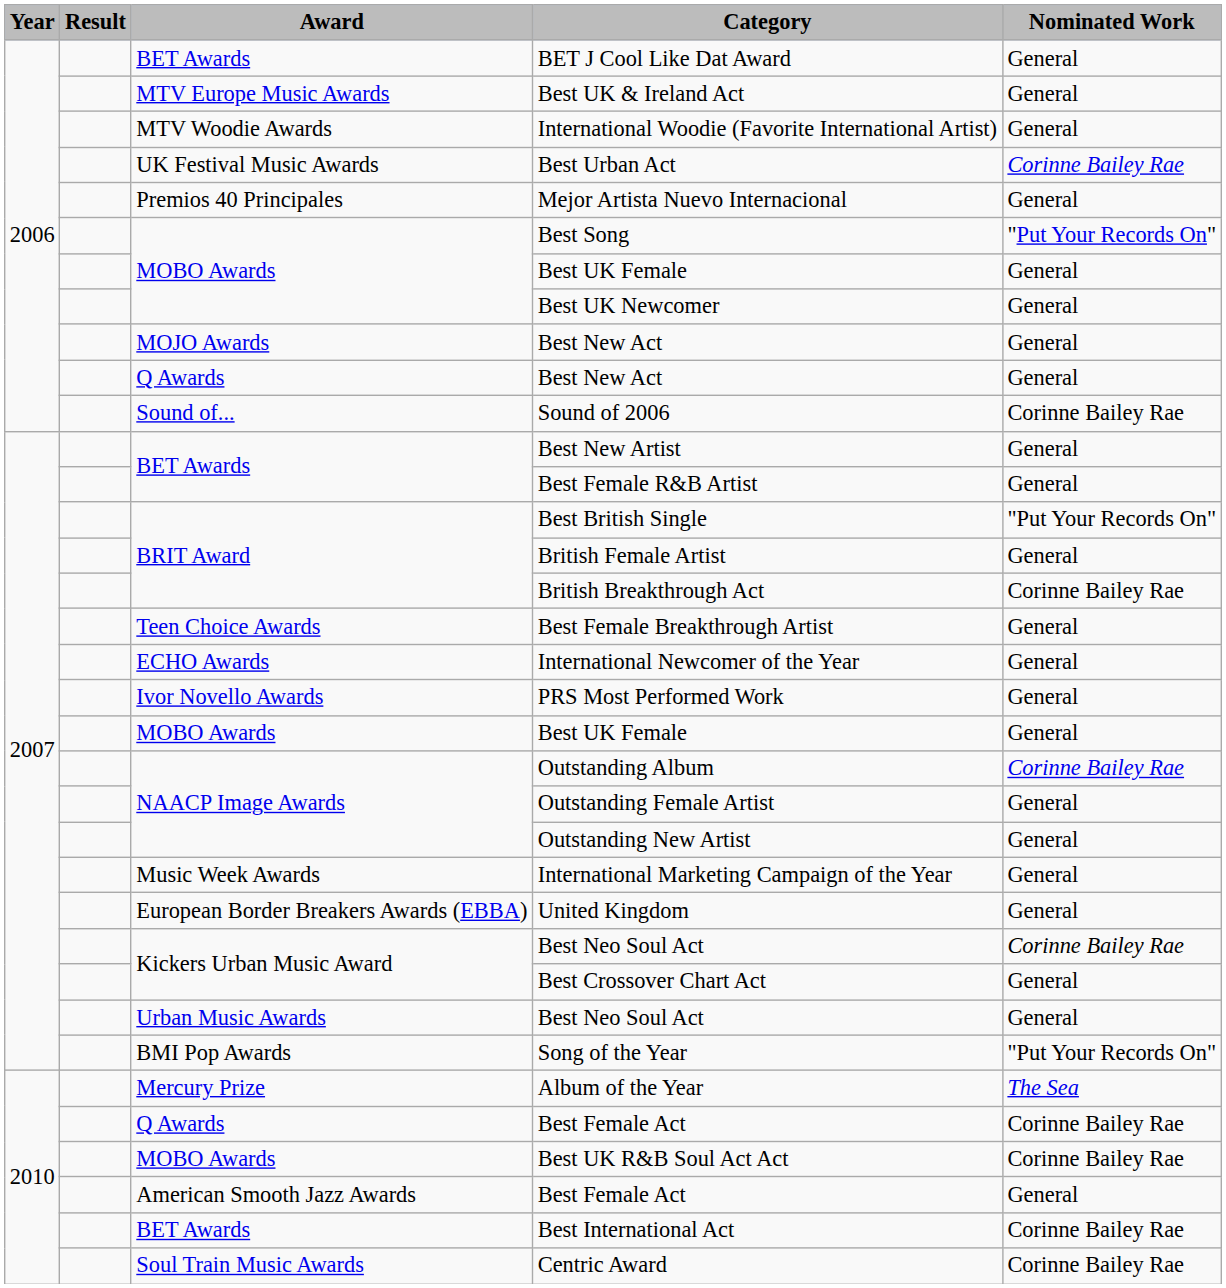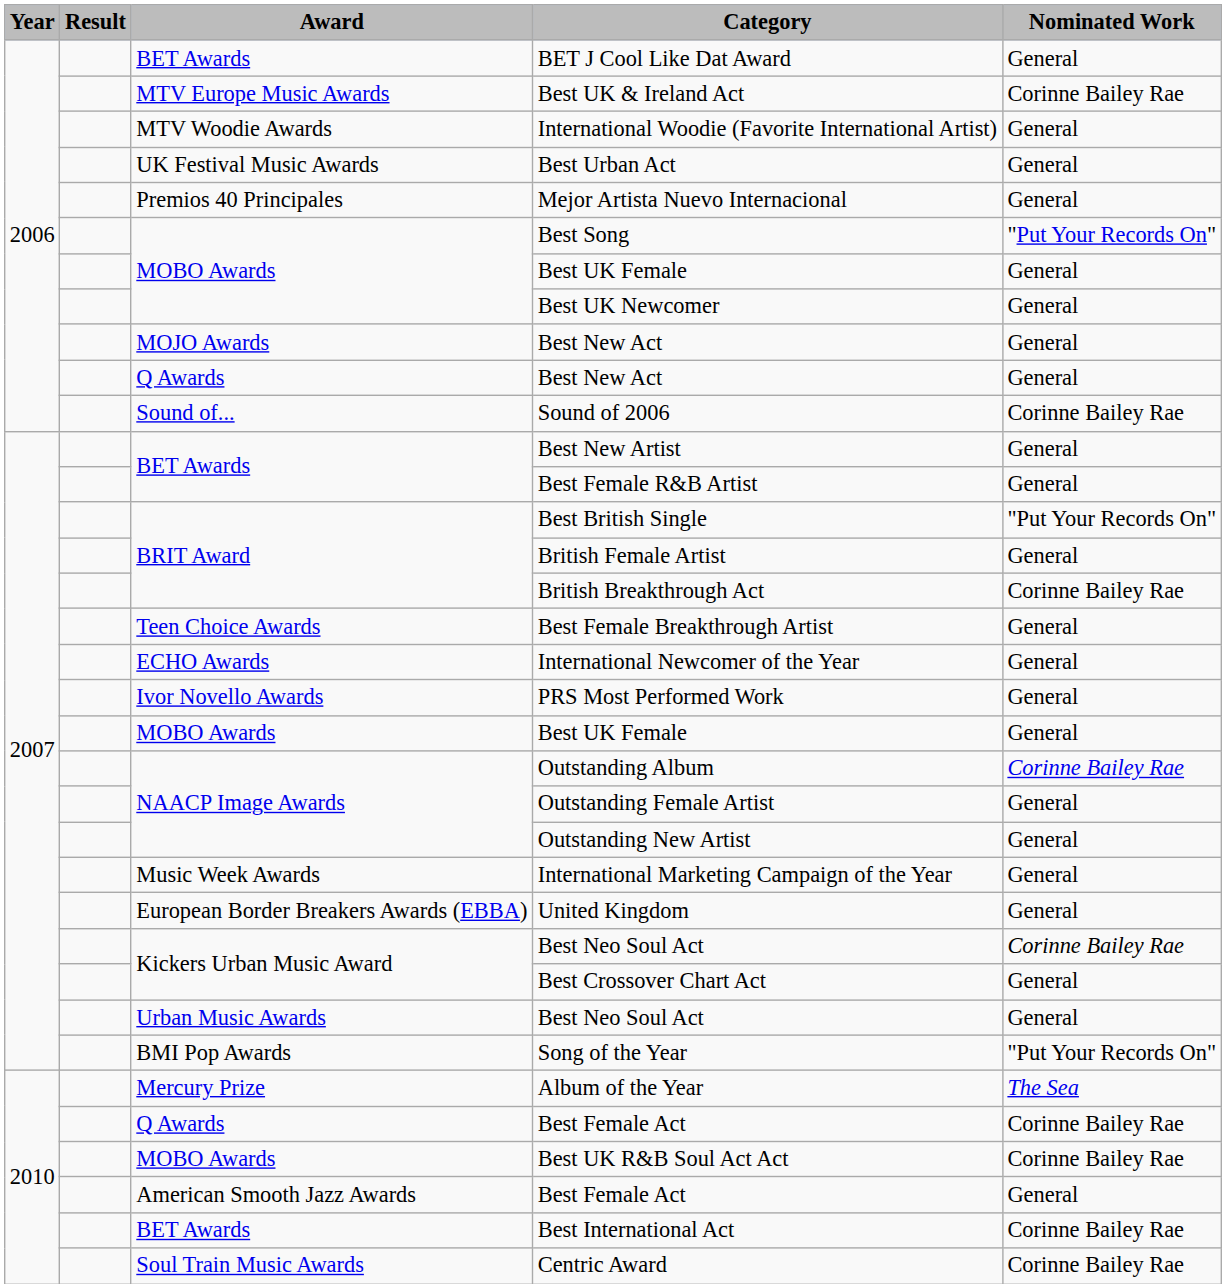(1043, 93) General -> (1096, 93) Corinne Bailey Rae
(1096, 164) Corinne Bailey Rae -> (1043, 164) General
